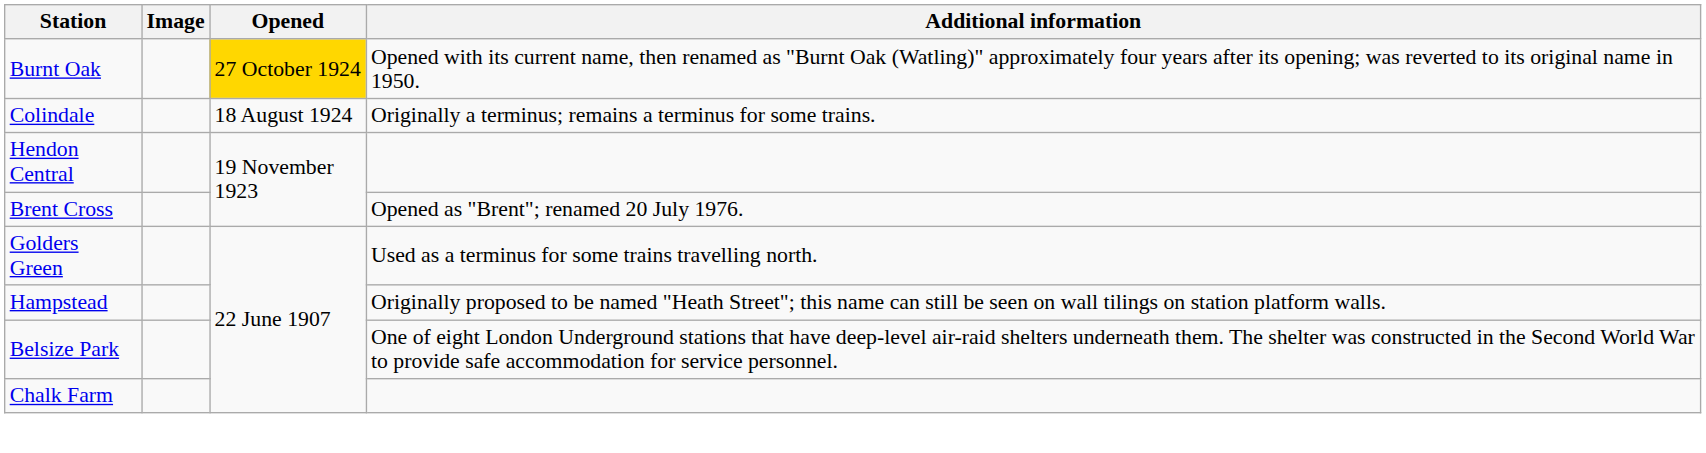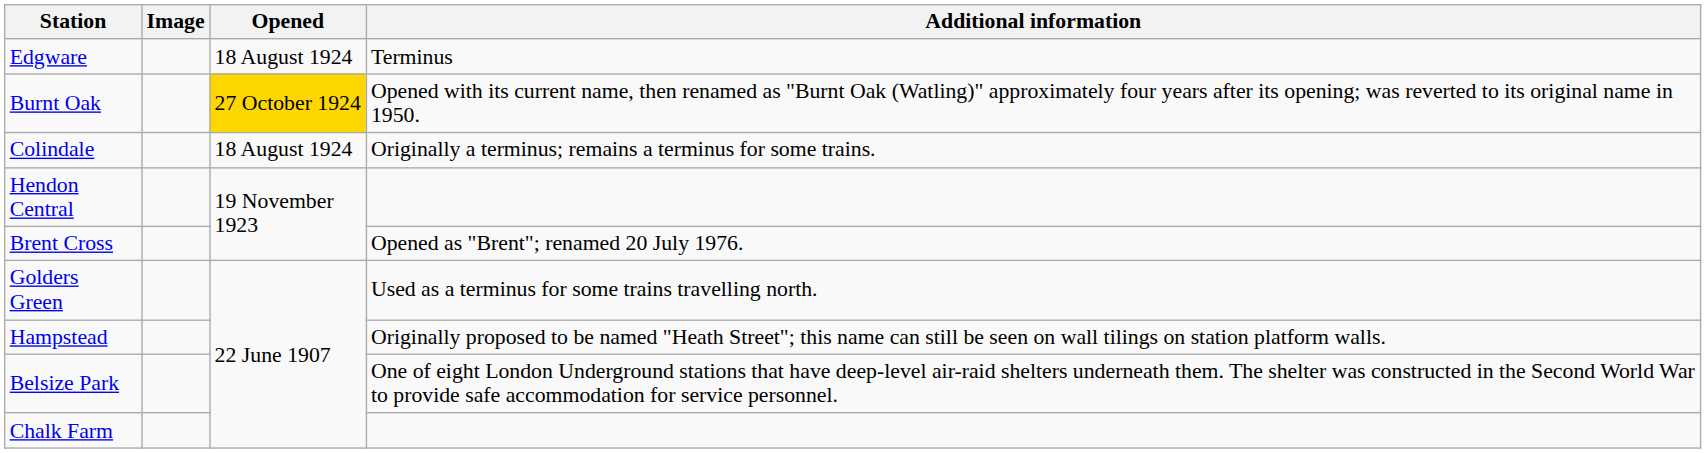+ row: (48, 56)
